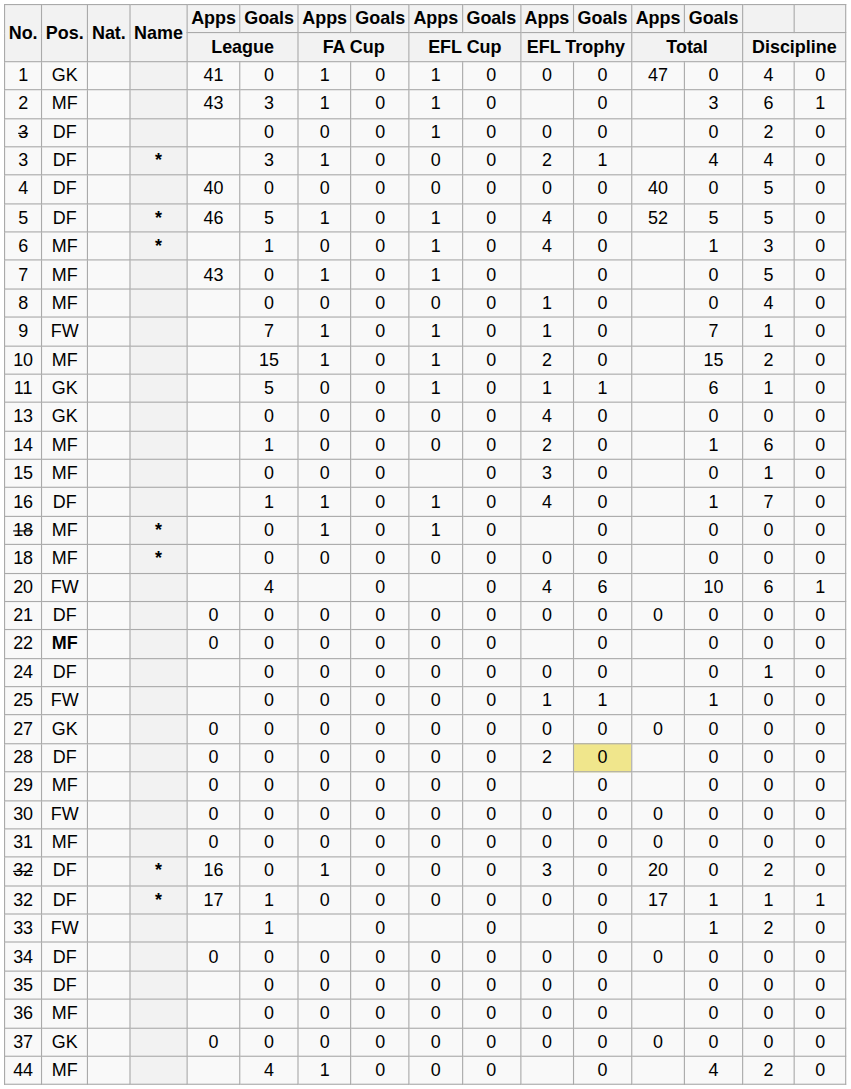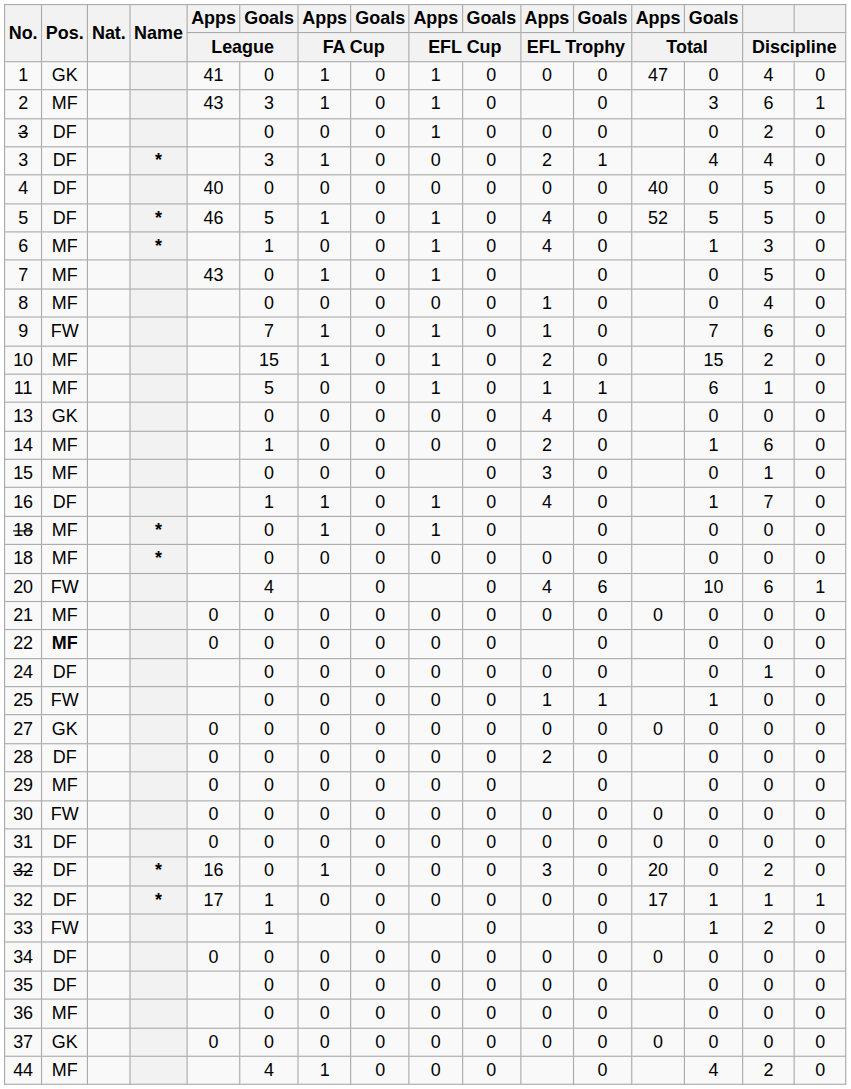(768, 331) 1 -> (768, 331) 6
(65, 388) GK -> (65, 388) MF
(65, 615) DF -> (65, 615) MF
(602, 757) khaki background -> (602, 757) no background
(65, 842) MF -> (65, 842) DF
